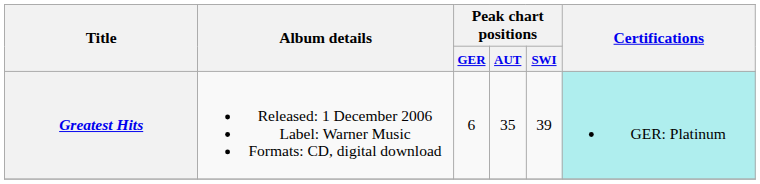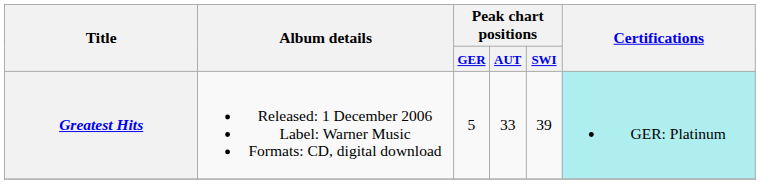(471, 125) 6 -> (471, 125) 5
(508, 125) 35 -> (508, 125) 33
